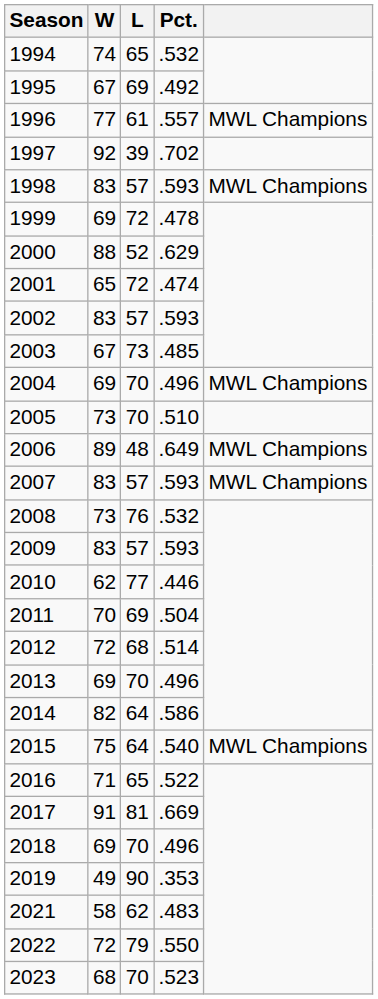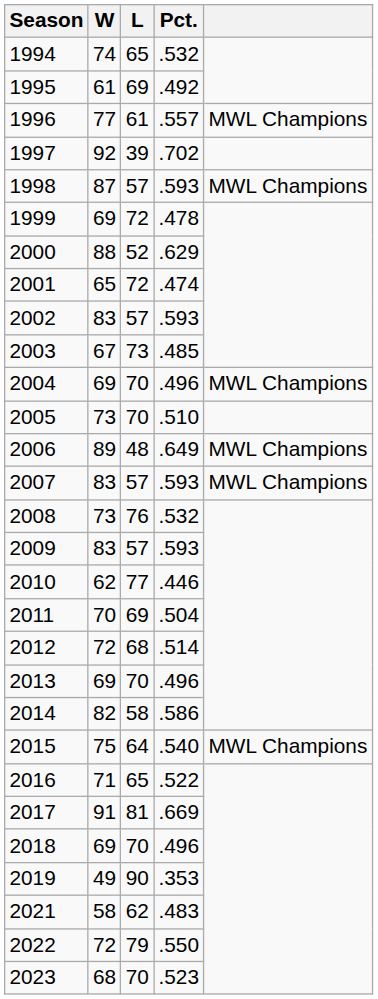(105, 86) 67 -> (105, 86) 61
(105, 185) 83 -> (105, 185) 87
(137, 713) 64 -> (137, 713) 58
